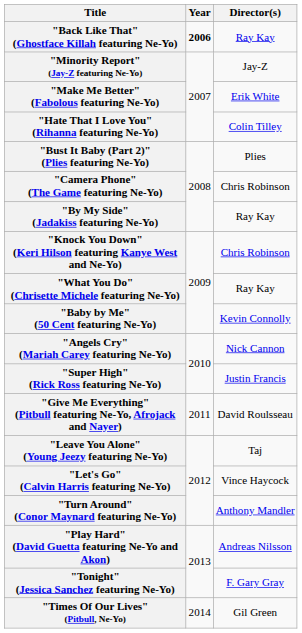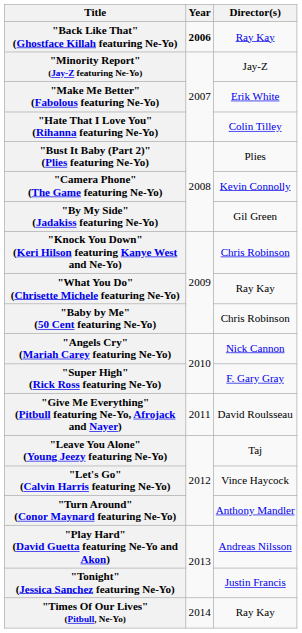(255, 186) Chris Robinson -> (255, 186) Kevin Connolly
(255, 216) Ray Kay -> (255, 216) Gil Green
(255, 318) Kevin Connolly -> (255, 318) Chris Robinson
(255, 378) Justin Francis -> (255, 378) F. Gary Gray
(255, 583) F. Gary Gray -> (255, 583) Justin Francis
(255, 612) Gil Green -> (255, 612) Ray Kay
